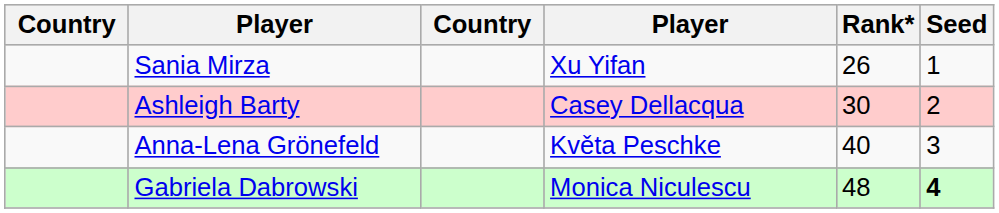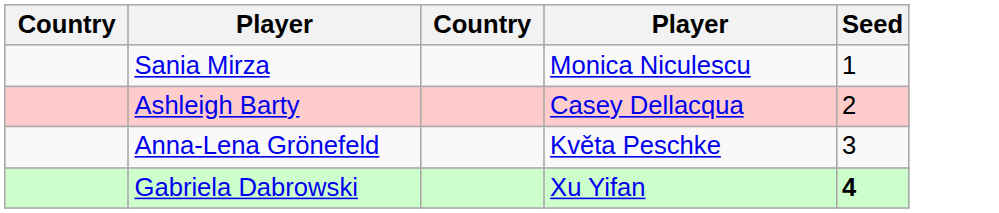- column: (878, 24)
(598, 65) Xu Yifan -> (650, 65) Monica Niculescu
(650, 187) Monica Niculescu -> (598, 187) Xu Yifan
